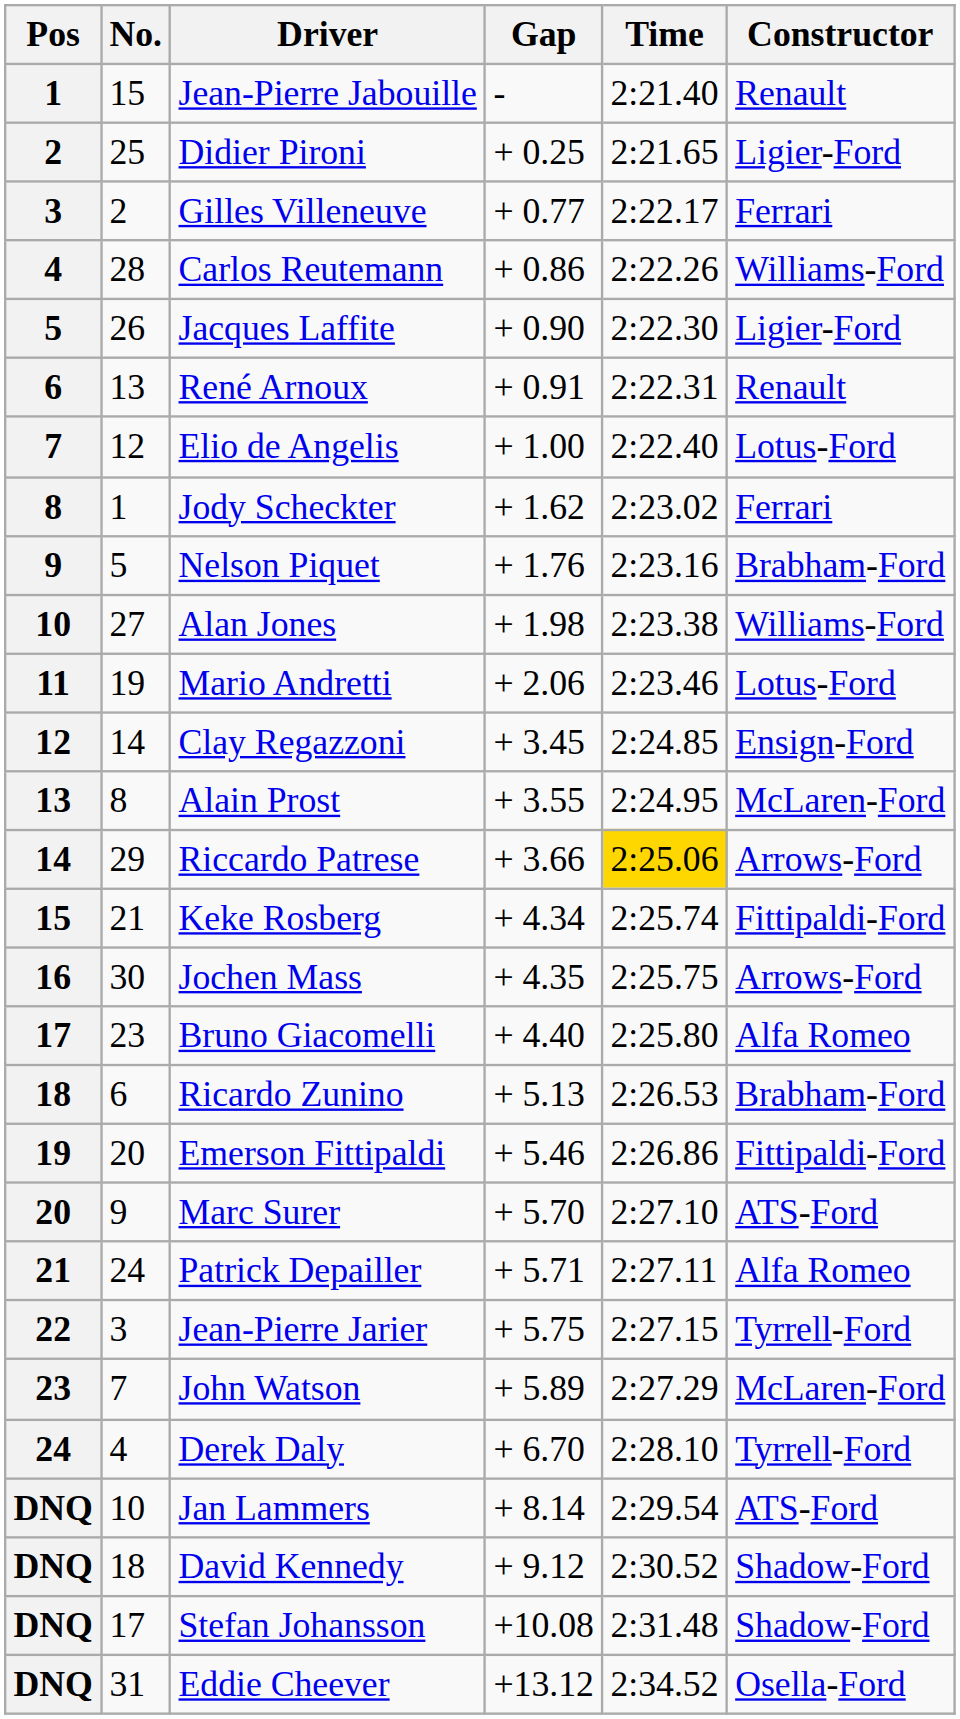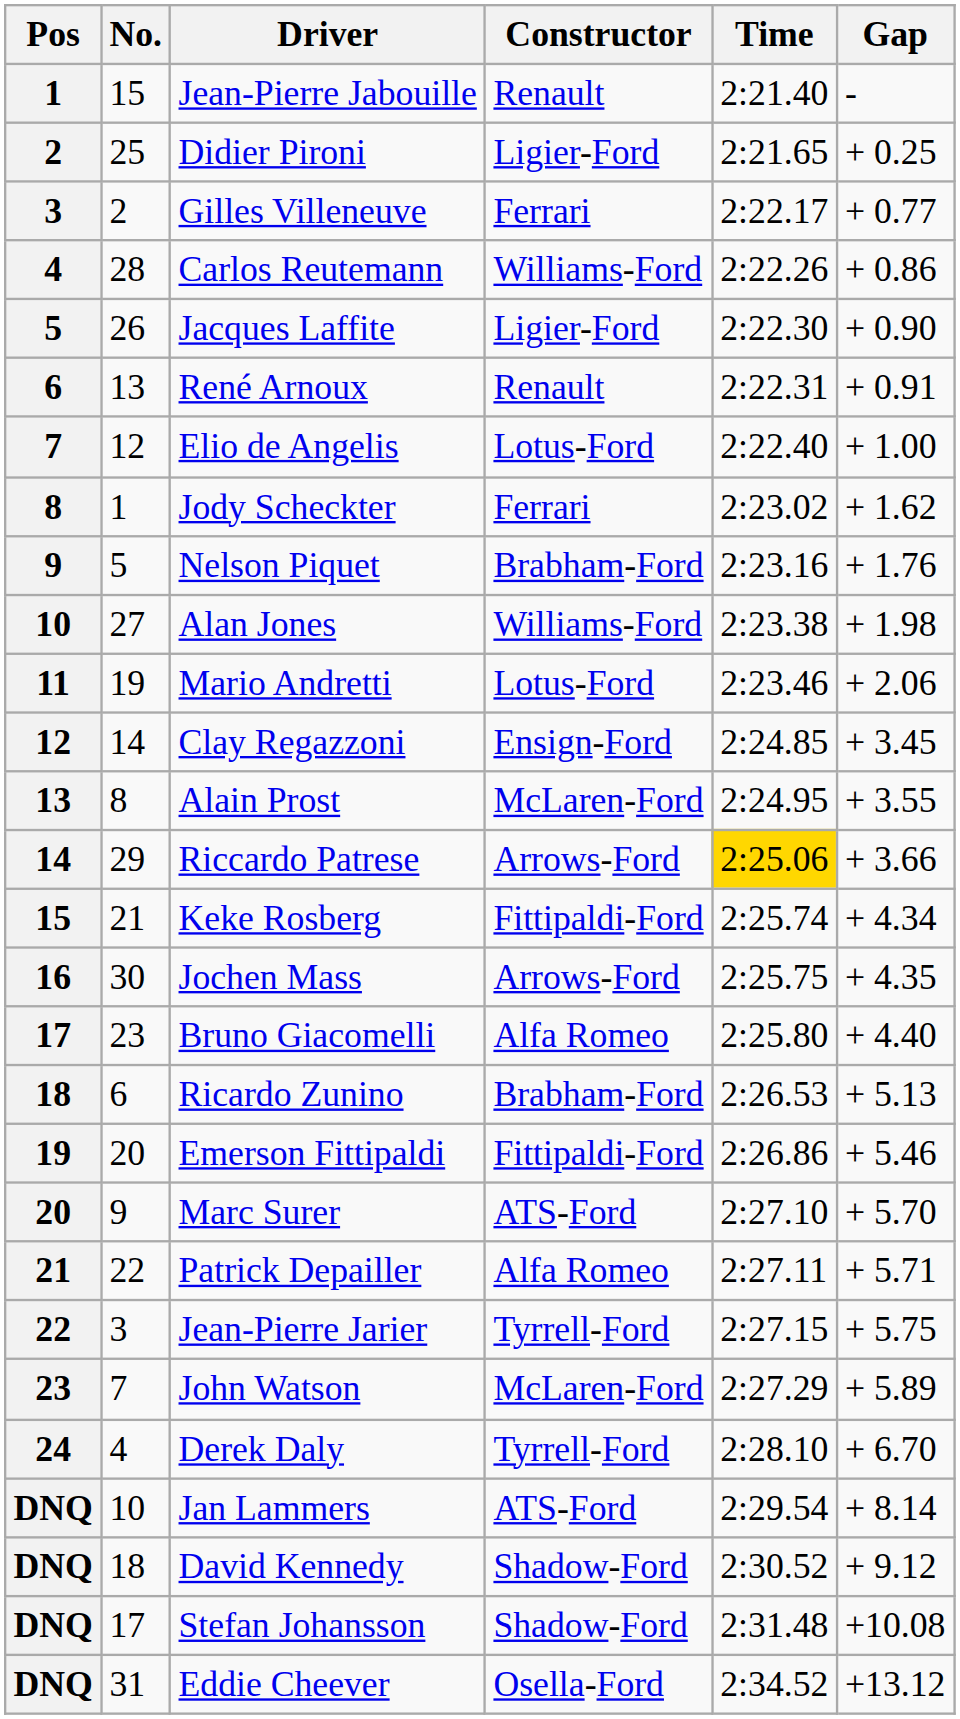columns swapped: (840, 34) <-> (544, 34)
(127, 1270) 24 -> (127, 1270) 22
